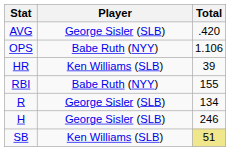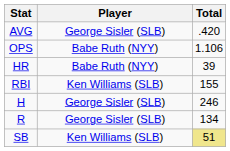(115, 66) Ken Williams (SLB) -> (115, 66) Babe Ruth (NYY)
(115, 84) Babe Ruth (NYY) -> (115, 84) Ken Williams (SLB)
rows swapped: (21, 102) <-> (21, 119)
